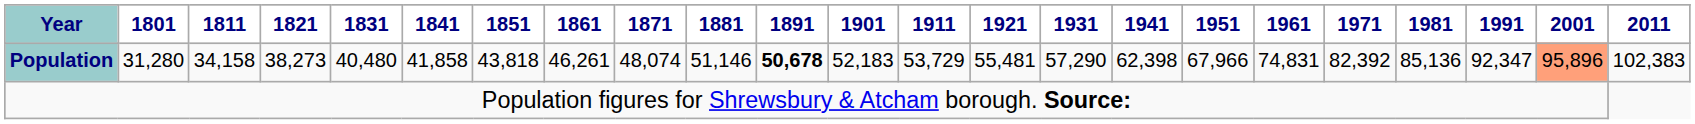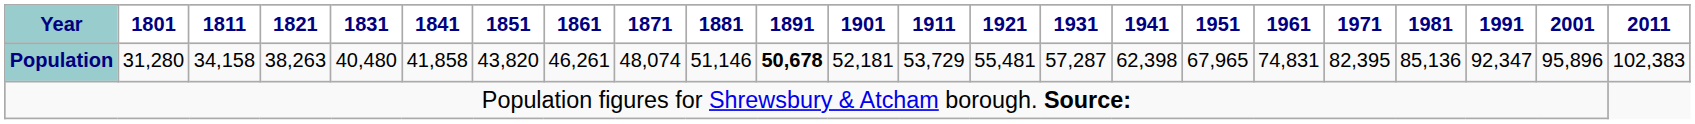(295, 62) 38,273 -> (295, 62) 38,263
(508, 62) 43,818 -> (508, 62) 43,820
(863, 62) 52,183 -> (863, 62) 52,181
(1076, 62) 57,290 -> (1076, 62) 57,287
(1218, 62) 67,966 -> (1218, 62) 67,965
(1360, 62) 82,392 -> (1360, 62) 82,395
(1572, 62) lightsalmon background -> (1572, 62) no background
